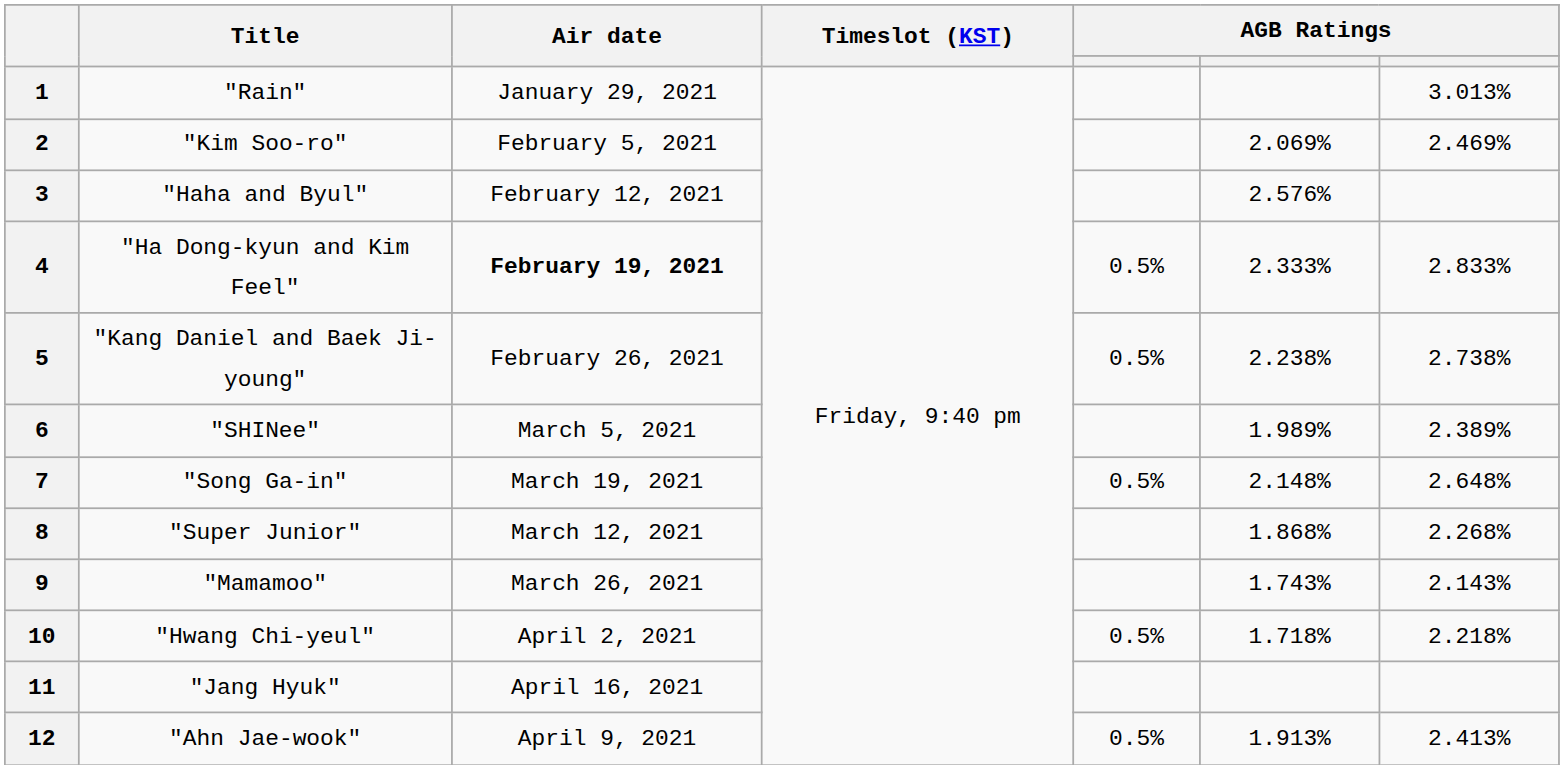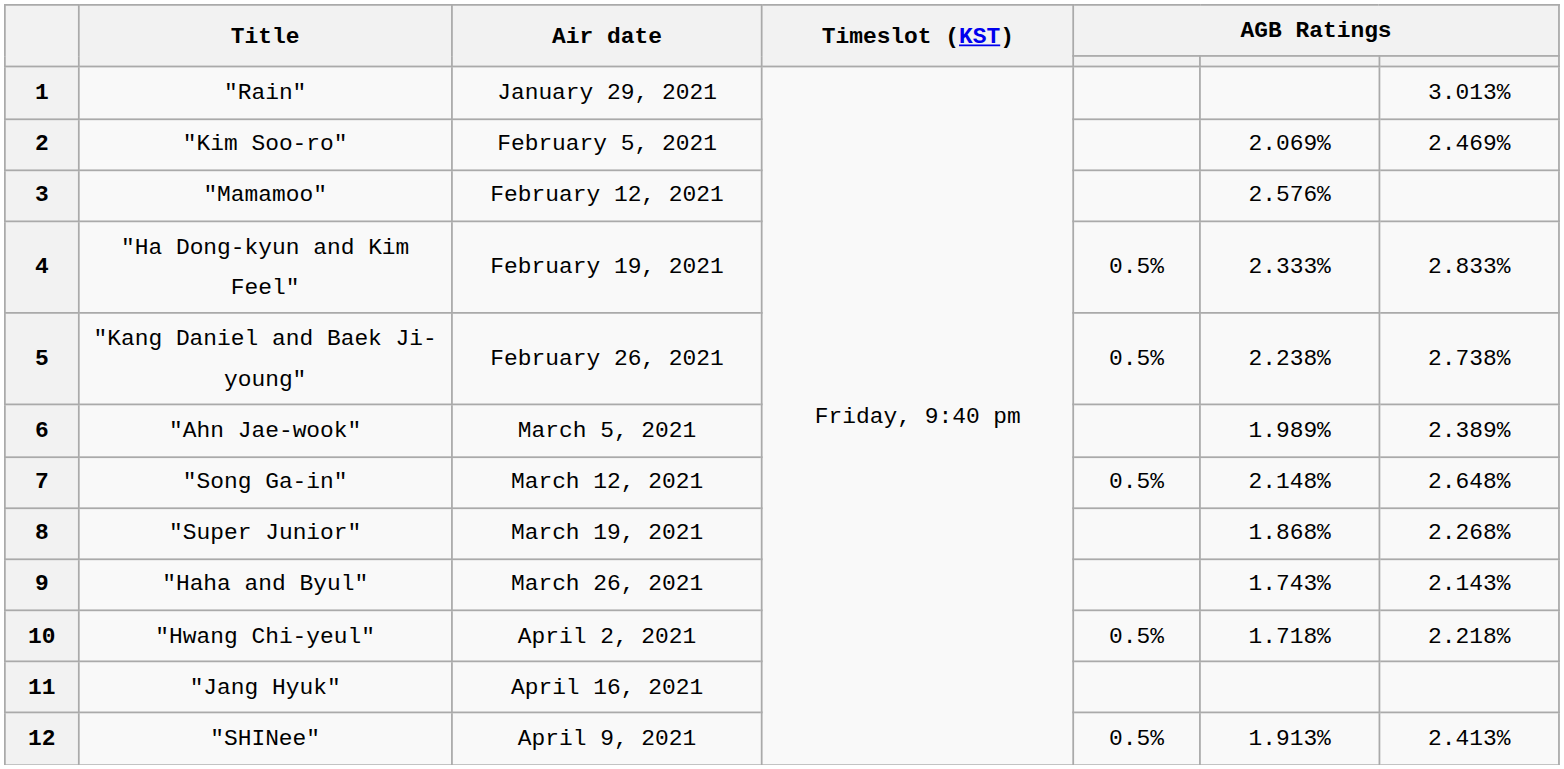(265, 196) "Haha and Byul" -> (265, 196) "Mamamoo"
(607, 267) bold -> (607, 267) normal
(265, 431) "SHINee" -> (265, 431) "Ahn Jae-wook"
(607, 482) March 19, 2021 -> (607, 482) March 12, 2021
(607, 533) March 12, 2021 -> (607, 533) March 19, 2021
(265, 585) "Mamamoo" -> (265, 585) "Haha and Byul"
(265, 739) "Ahn Jae-wook" -> (265, 739) "SHINee"
